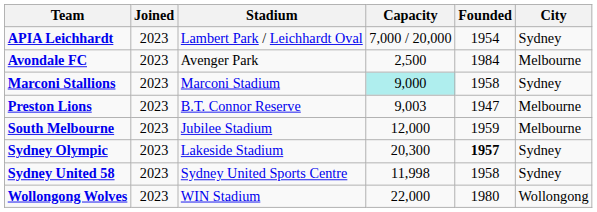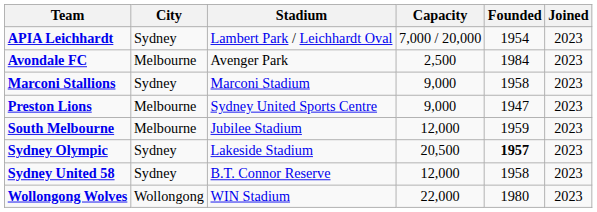columns swapped: (554, 15) <-> (154, 15)
(410, 83) paleturquoise background -> (440, 83) no background
(241, 106) B.T. Connor Reserve -> (294, 106) Sydney United Sports Centre
(410, 106) 9,003 -> (440, 106) 9,000
(410, 151) 20,300 -> (440, 151) 20,500
(264, 173) Sydney United Sports Centre -> (271, 173) B.T. Connor Reserve
(410, 173) 11,998 -> (440, 173) 12,000
